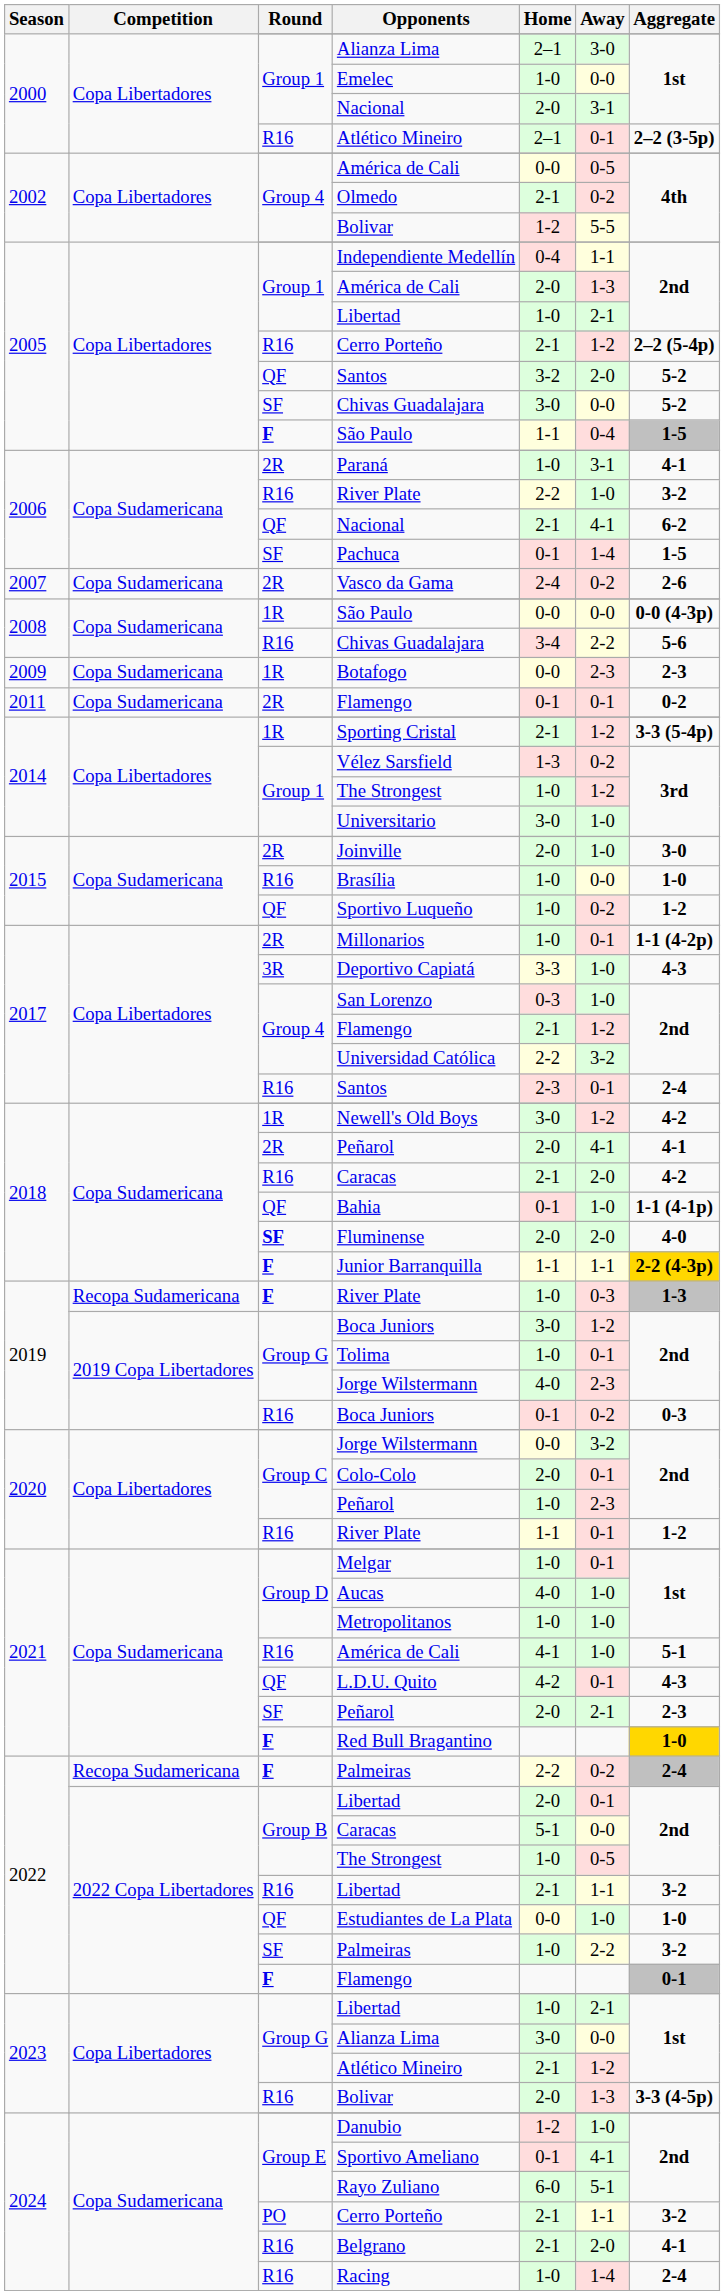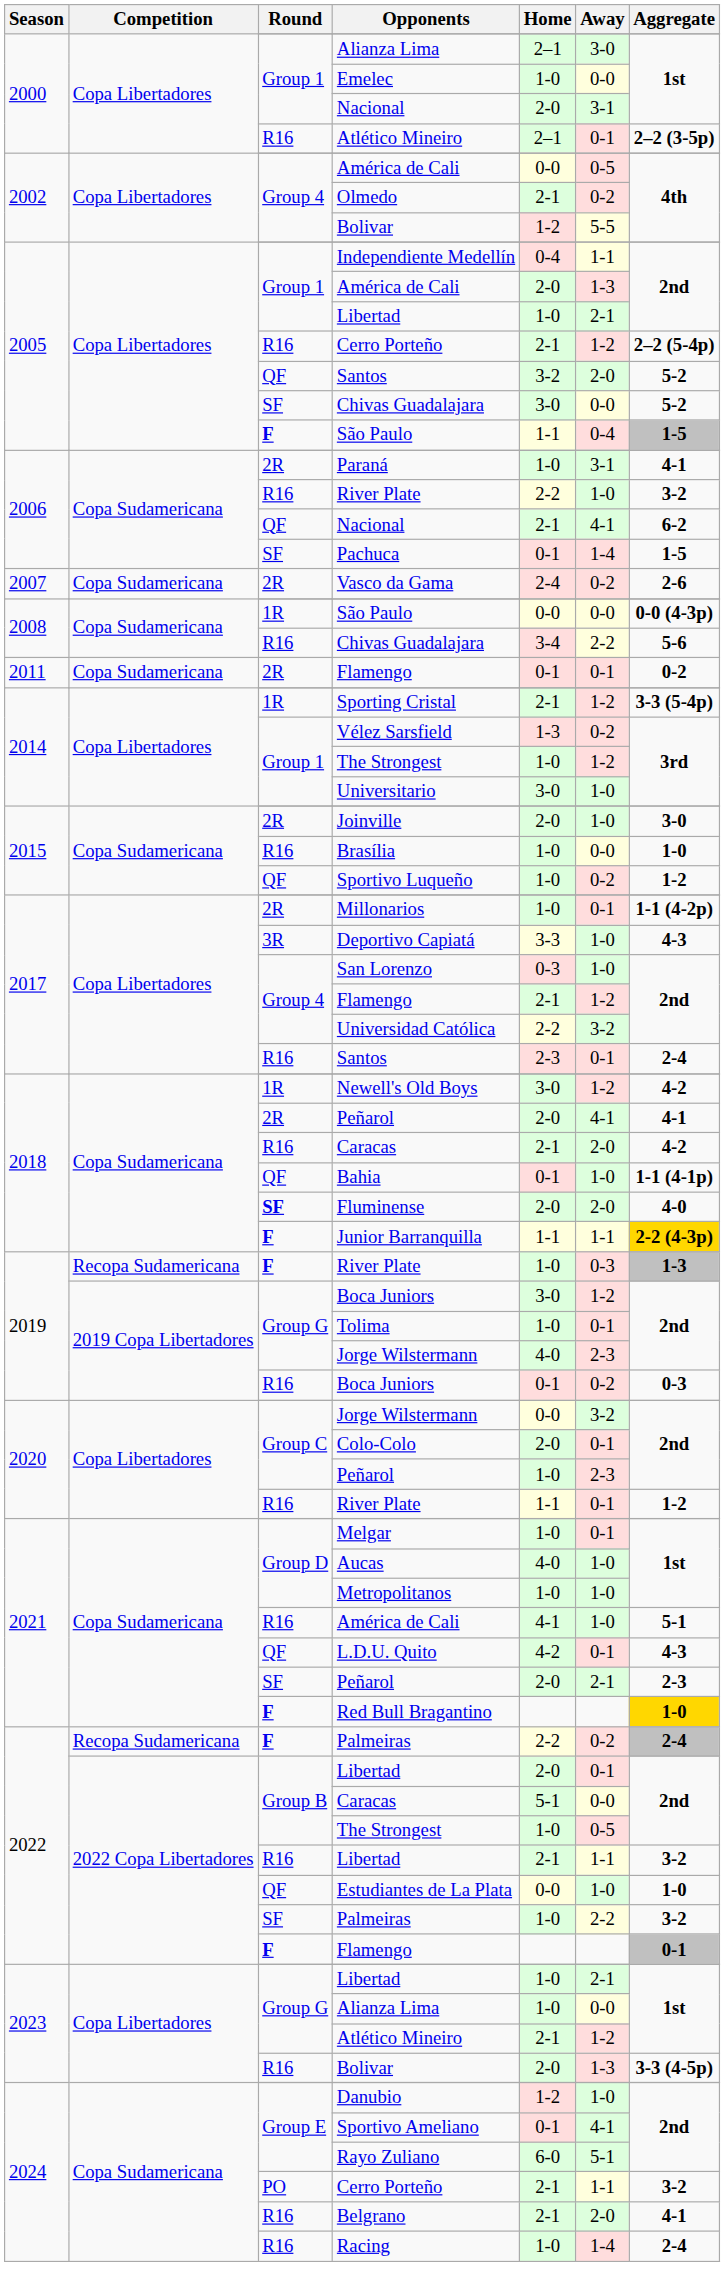- row: (28, 672)
(548, 2038) 3-0 -> (548, 2008) 1-0
